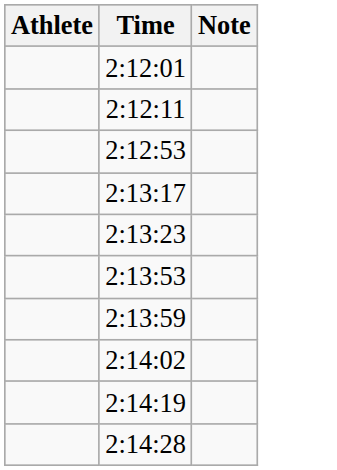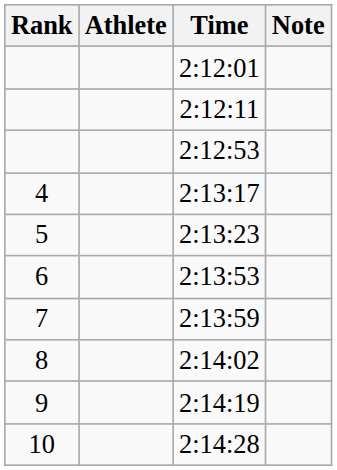+ column: (42, 25)
